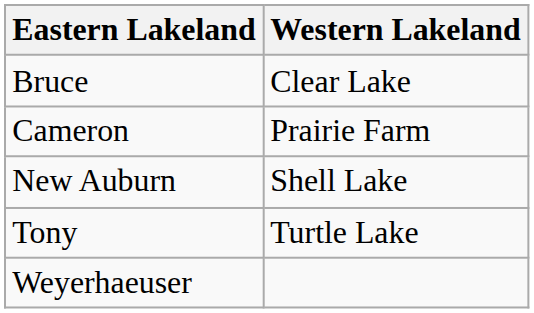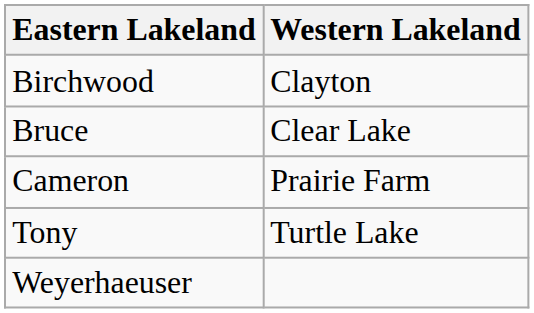+ row: (83, 80)
- row: (94, 181)
